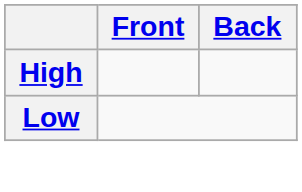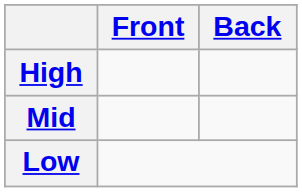+ row: (51, 117)
